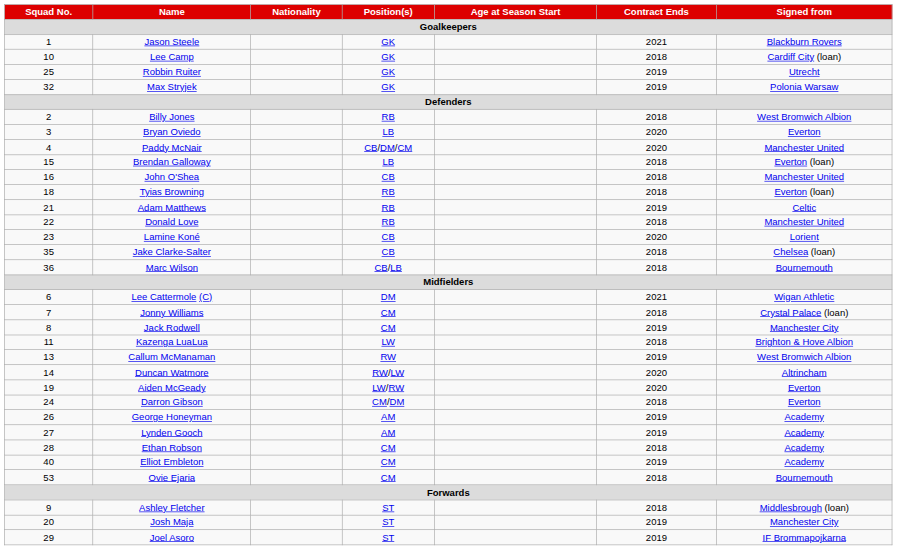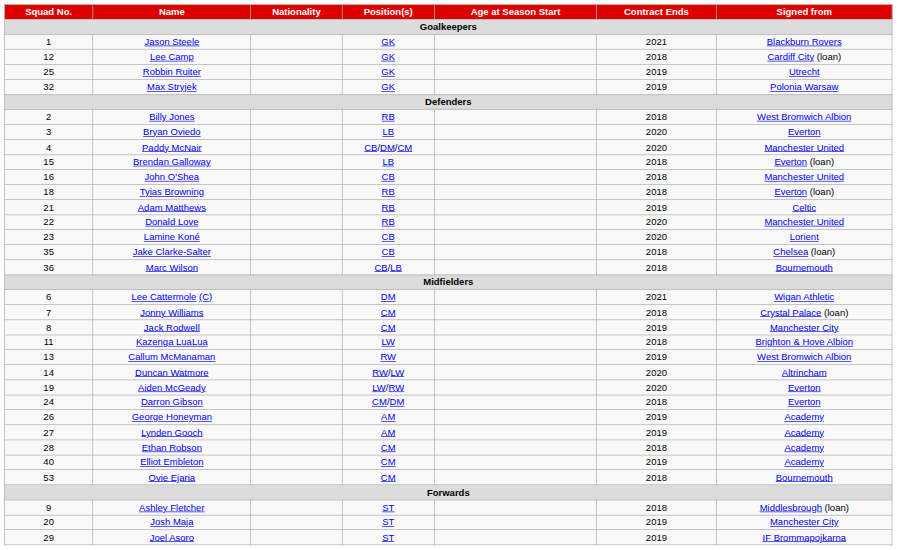(49, 57) 10 -> (49, 57) 12
(656, 222) 2018 -> (656, 222) 2020
